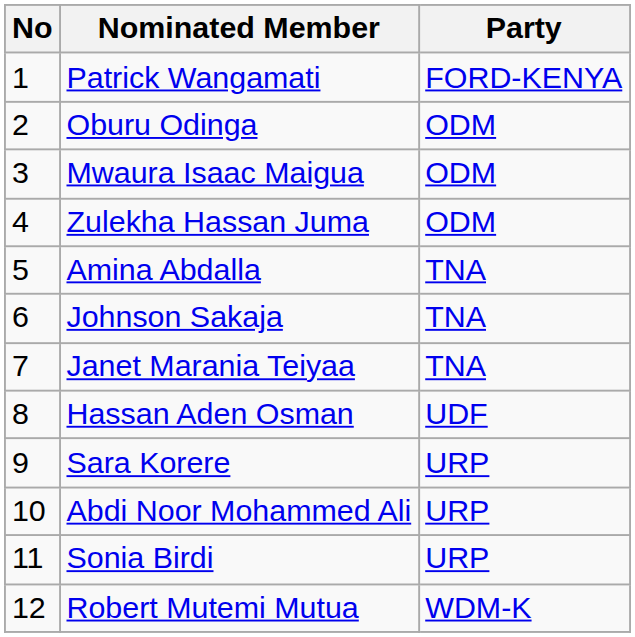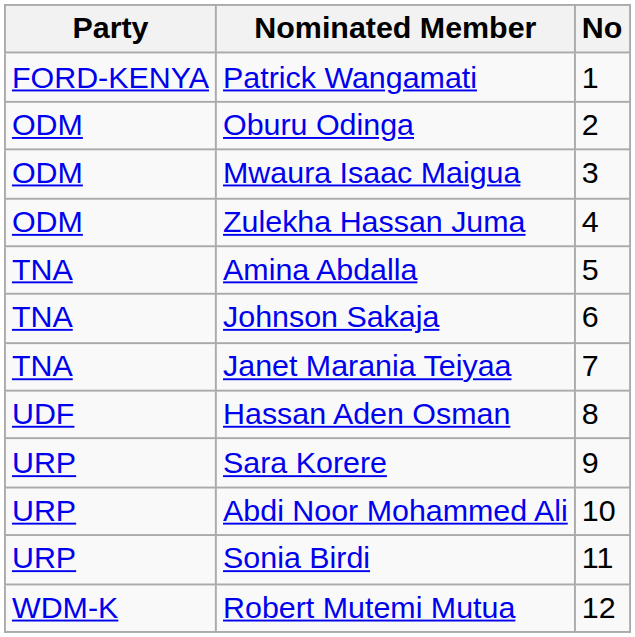columns swapped: (32, 28) <-> (524, 28)
